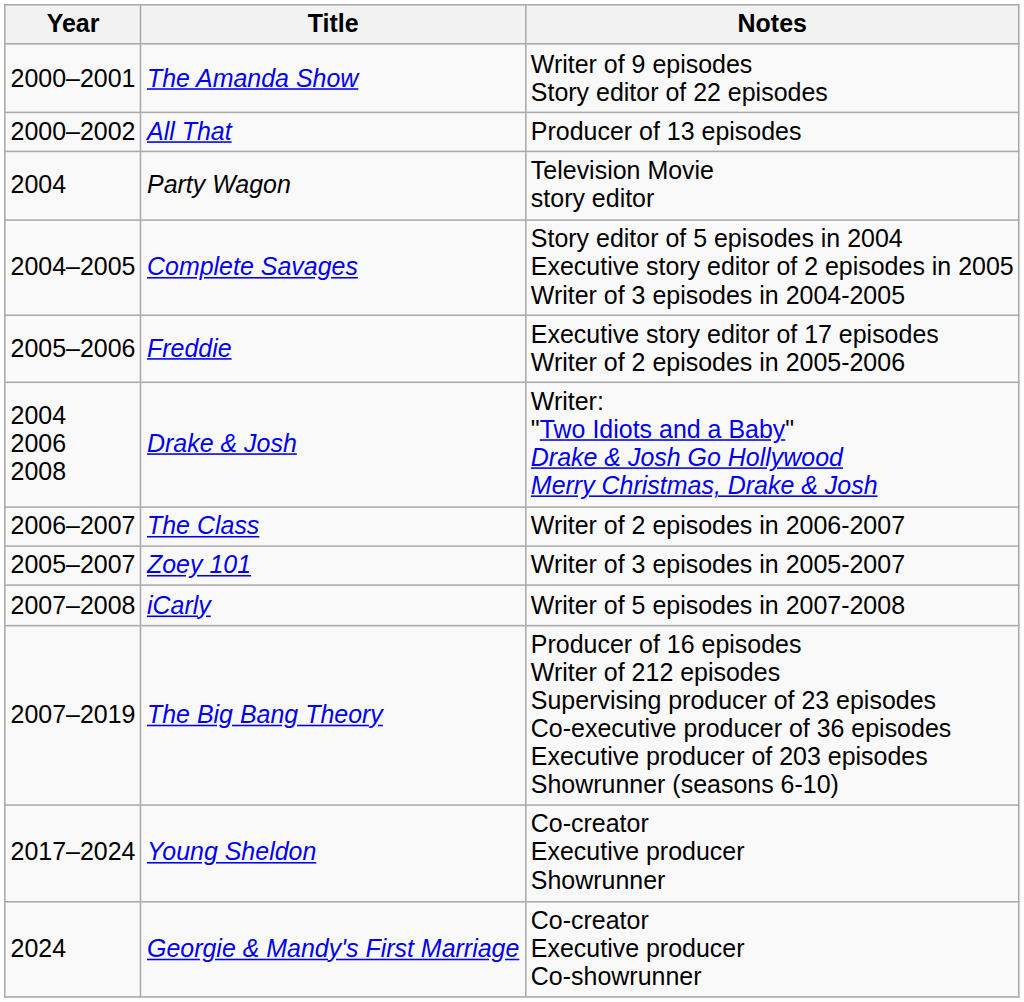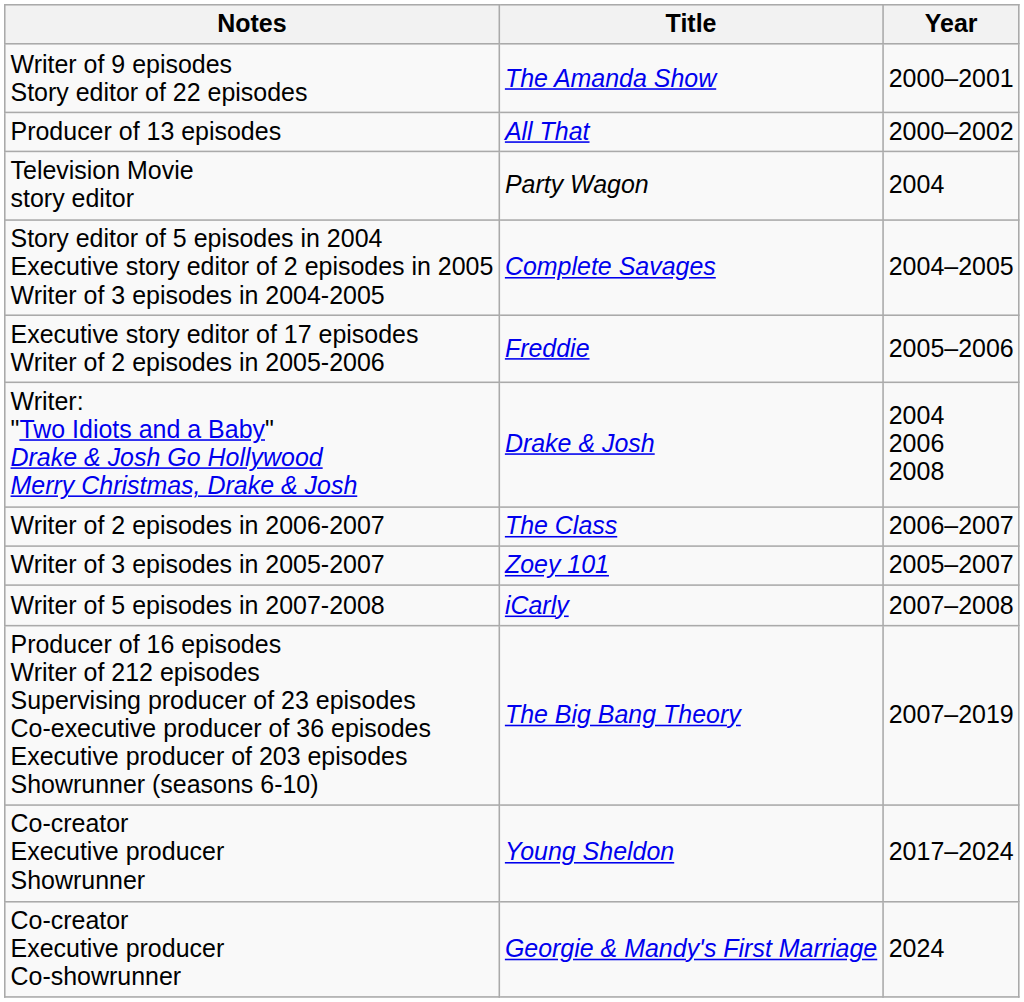columns swapped: (73, 24) <-> (772, 24)
